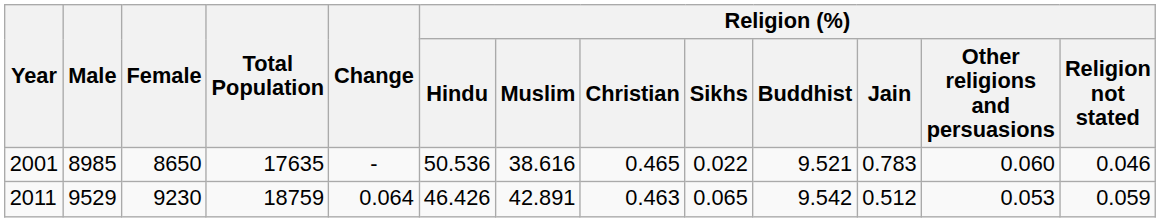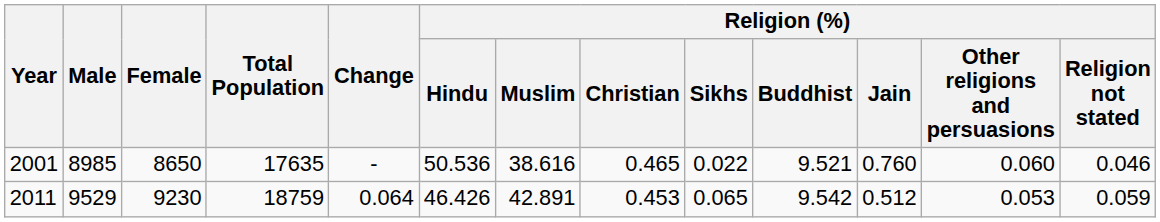(889, 164) 0.783 -> (889, 164) 0.760
(653, 198) 0.463 -> (653, 198) 0.453
